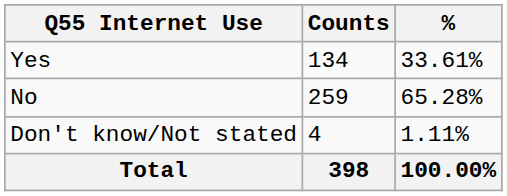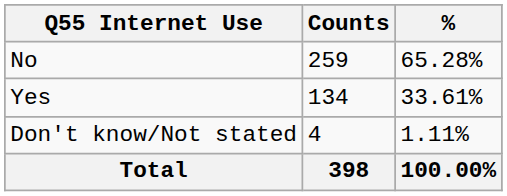rows swapped: (31, 60) <-> (24, 98)
